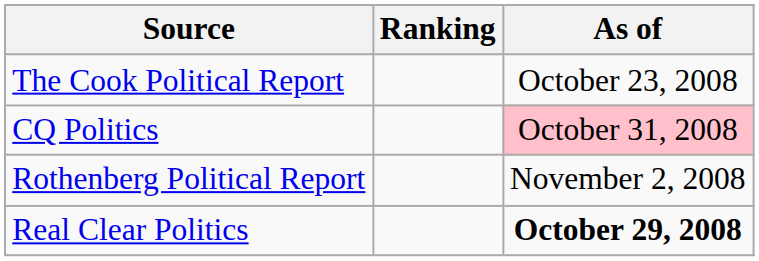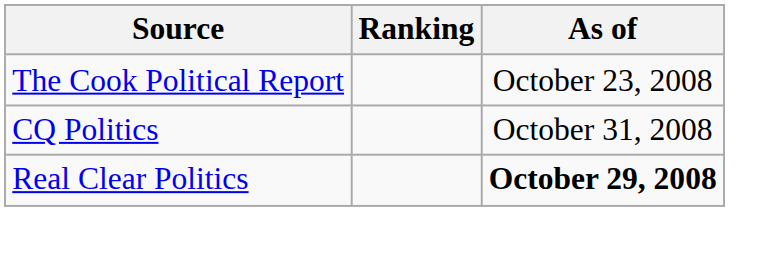(628, 129) pink background -> (603, 129) no background
- row: (189, 179)
